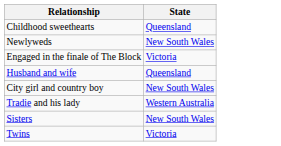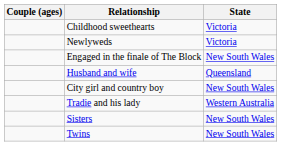+ column: (34, 12)
(168, 27) Queensland -> (221, 27) Victoria
(180, 42) New South Wales -> (221, 42) Victoria
(161, 57) Victoria -> (240, 57) New South Wales
(161, 133) Victoria -> (240, 133) New South Wales
